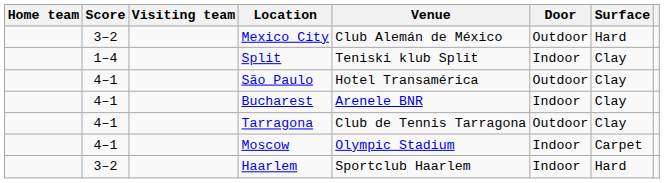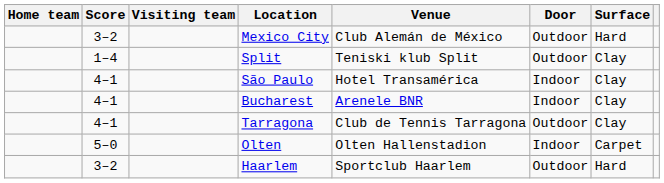(556, 59) Indoor -> (560, 59) Outdoor
(560, 80) Outdoor -> (556, 80) Indoor
- row: (265, 145)
+ row: (261, 145)
(556, 167) Indoor -> (560, 167) Outdoor
